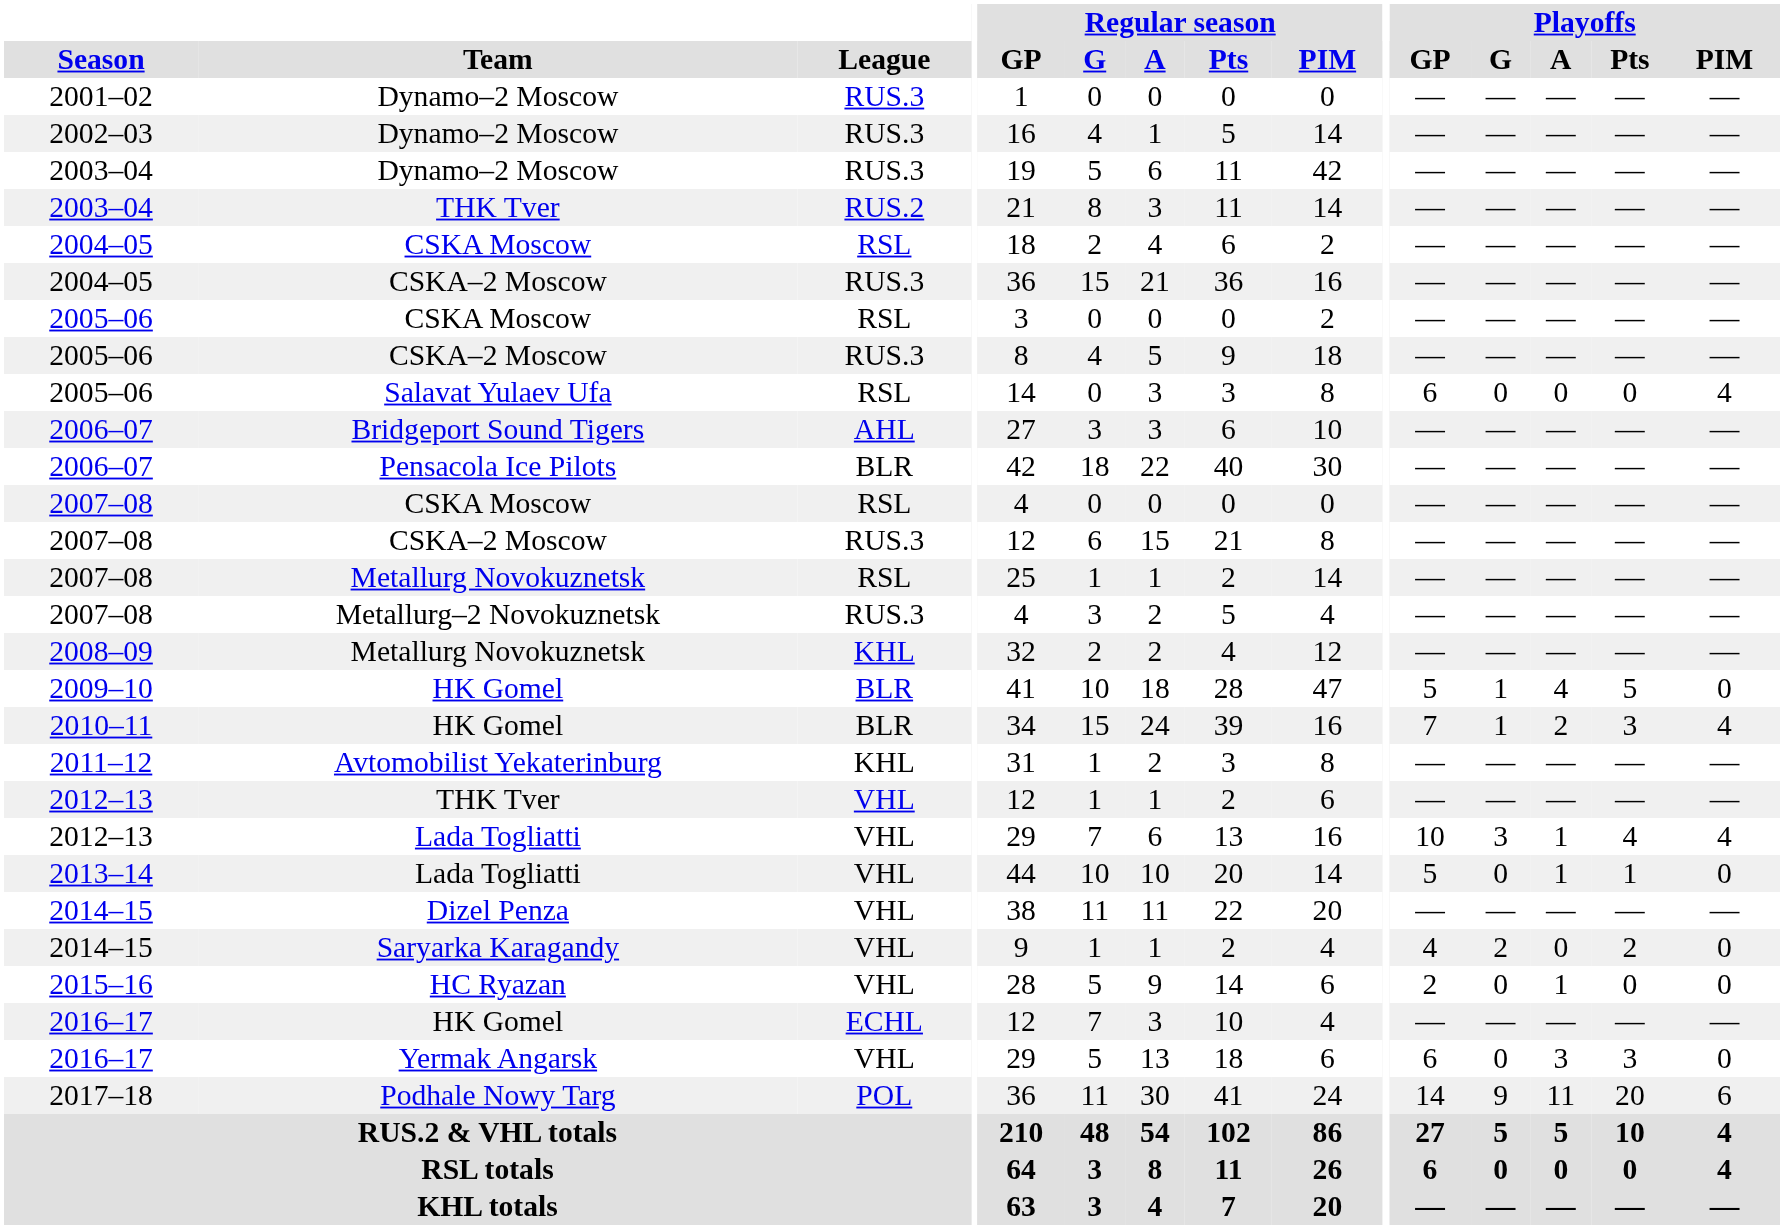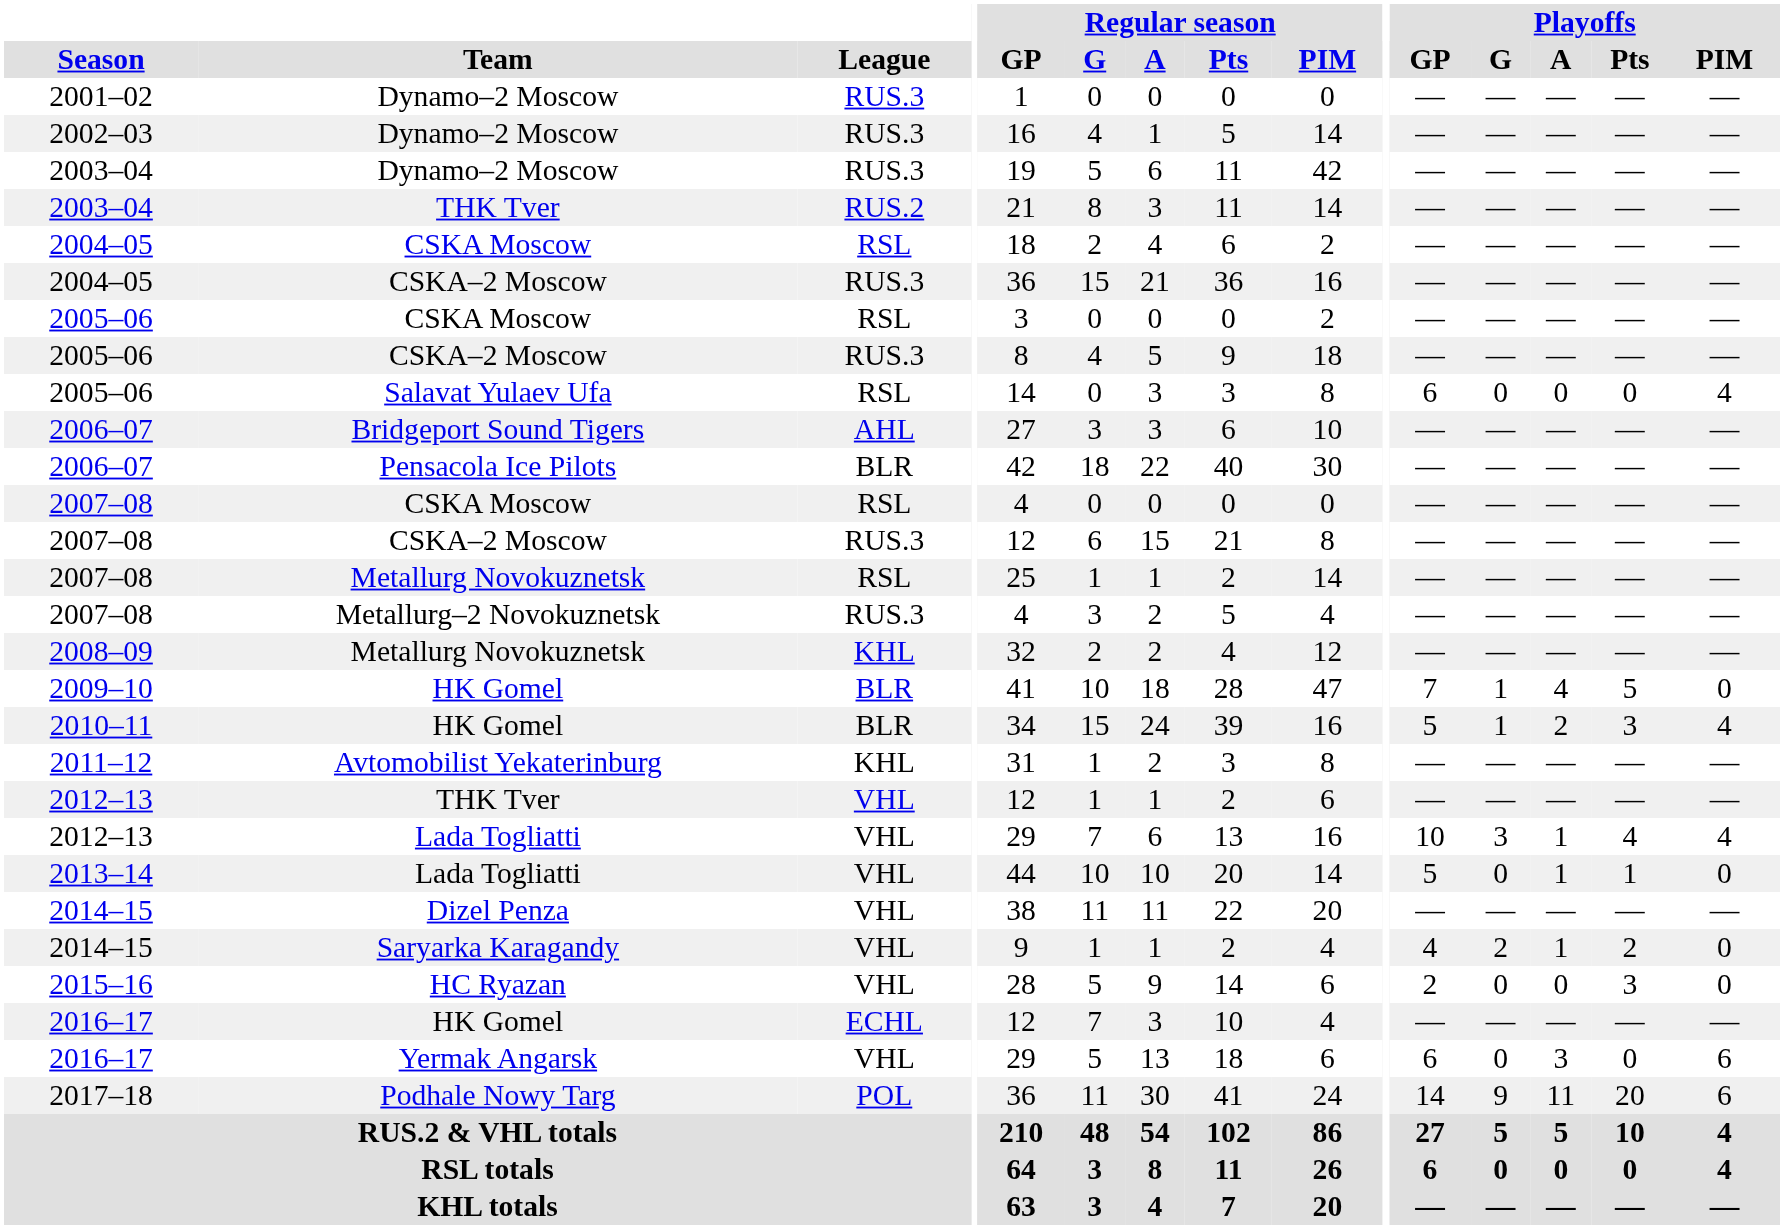(1430, 688) 5 -> (1430, 688) 7
(1430, 725) 7 -> (1430, 725) 5
(1561, 947) 0 -> (1561, 947) 1
(1561, 984) 1 -> (1561, 984) 0
(1630, 984) 0 -> (1630, 984) 3
(1630, 1058) 3 -> (1630, 1058) 0
(1724, 1058) 0 -> (1724, 1058) 6
